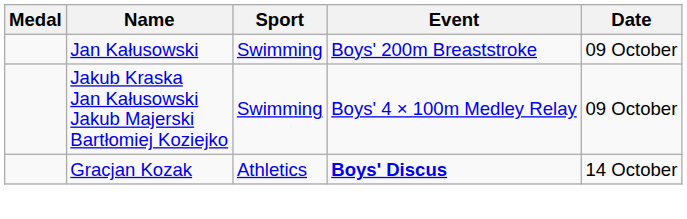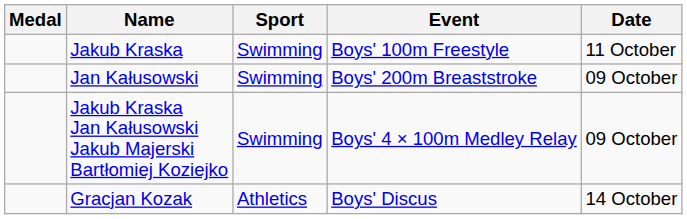+ row: (127, 49)
(389, 170) bold -> (384, 199) normal
